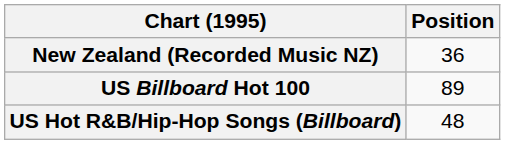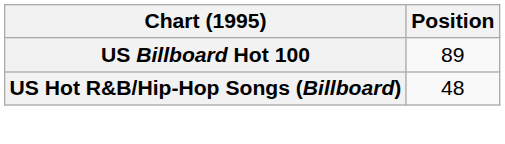- row: (205, 54)
